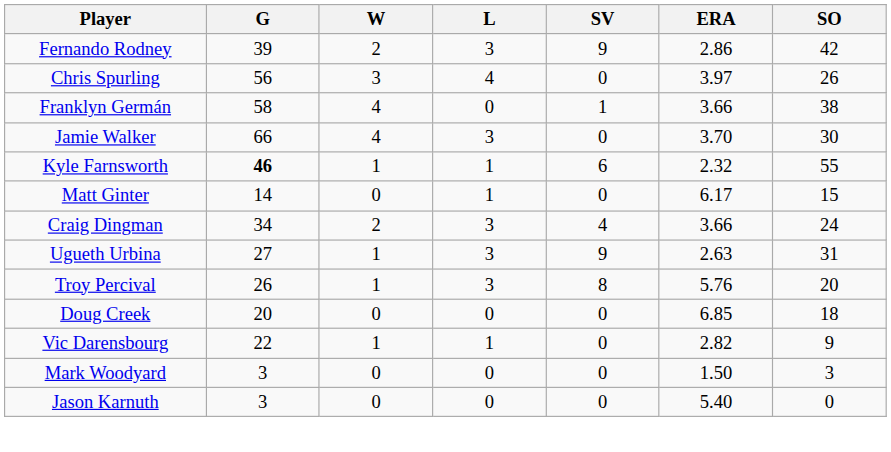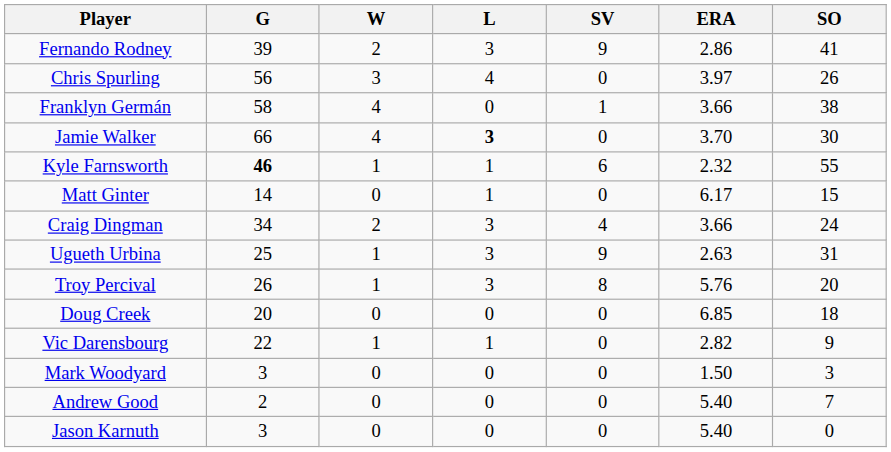(829, 48) 42 -> (829, 48) 41
(489, 136) normal -> (489, 136) bold
(263, 254) 27 -> (263, 254) 25
+ row: (105, 401)
